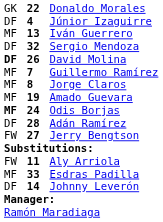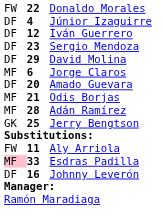(10, 8) GK -> (10, 8) FW
(10, 34) MF -> (10, 34) DF
(33, 34) 13 -> (33, 34) 12
(33, 47) 32 -> (33, 47) 23
(10, 59) bold -> (10, 59) normal
(33, 59) 26 -> (33, 59) 29
- row: (104, 72)
(30, 85) 8 -> (30, 72) 6
(10, 98) MF -> (10, 85) DF
(33, 98) 19 -> (33, 85) 20
(10, 110) bold -> (10, 98) normal
(33, 110) 24 -> (33, 98) 21
(10, 123) DF -> (10, 110) MF
(10, 136) FW -> (10, 123) GK
(33, 136) 27 -> (33, 123) 25
(10, 174) no background -> (10, 161) pink background
(33, 187) 14 -> (33, 174) 16
